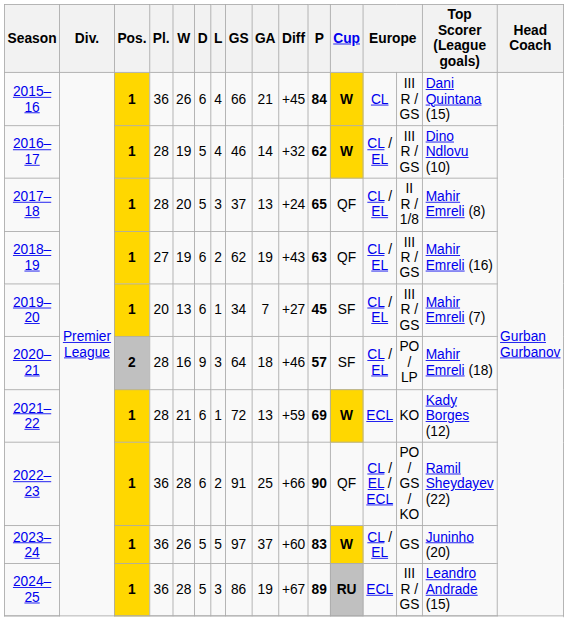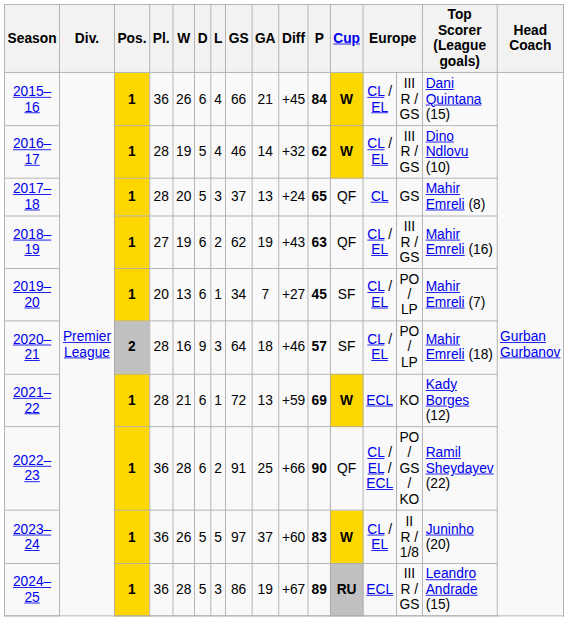(380, 99) CL -> (380, 99) CL / EL
(380, 204) CL / EL -> (380, 196) CL
(409, 204) II R / 1/8 -> (409, 196) GS
(409, 310) III R / GS -> (409, 294) PO / LP
(409, 544) GS -> (409, 536) II R / 1/8
